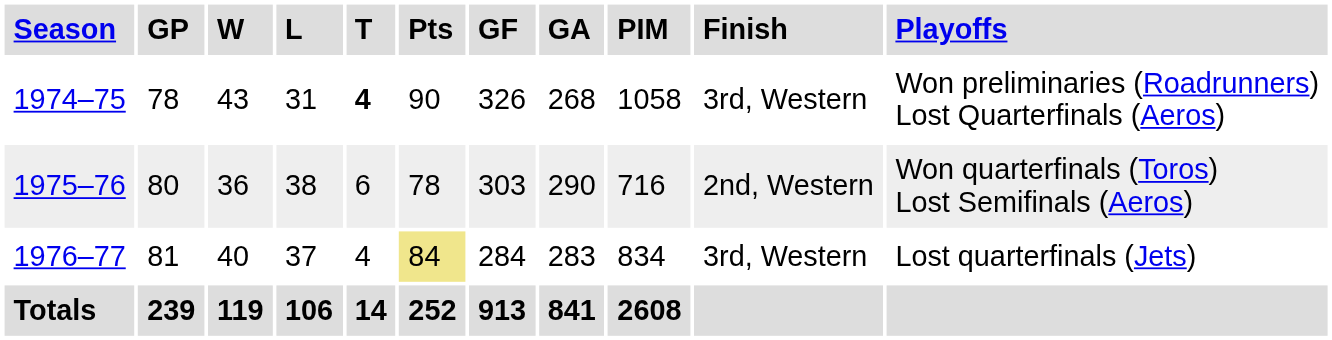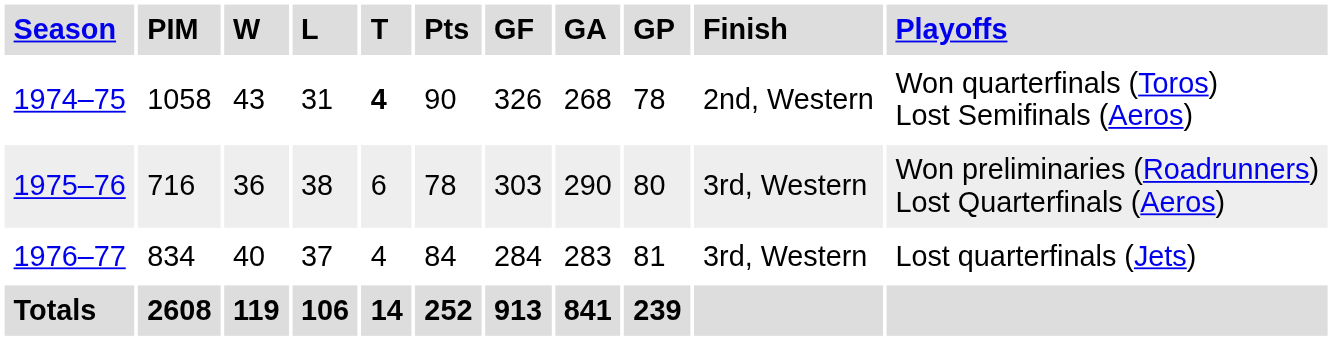columns swapped: (168, 29) <-> (643, 29)
(785, 99) 3rd, Western -> (788, 99) 2nd, Western
(1107, 99) Won preliminaries (Roadrunners) Lost Quarterfinals (Aeros) -> (1057, 99) Won quarterfinals (Toros) Lost Semifinals (Aeros)
(788, 185) 2nd, Western -> (785, 185) 3rd, Western
(1057, 186) Won quarterfinals (Toros) Lost Semifinals (Aeros) -> (1107, 186) Won preliminaries (Roadrunners) Lost Quarterfinals (Aeros)
(424, 256) khaki background -> (440, 256) no background
